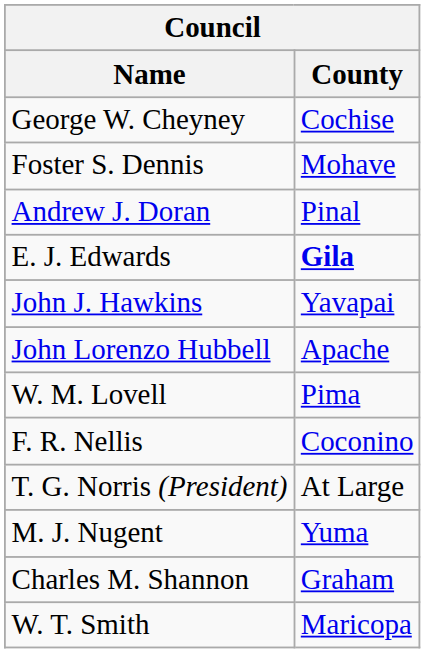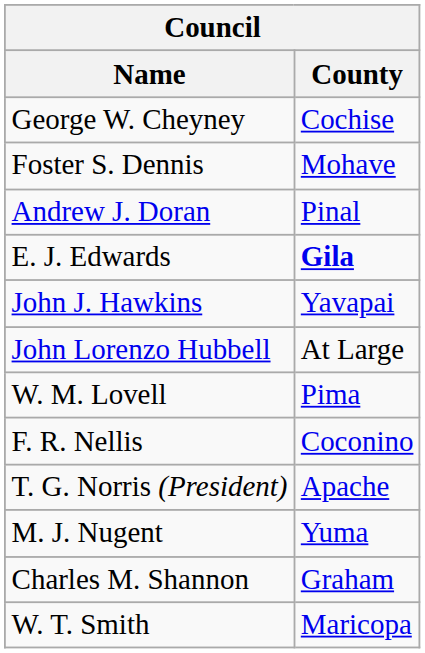(345, 348) Apache -> (352, 348) At Large
(352, 486) At Large -> (345, 486) Apache
